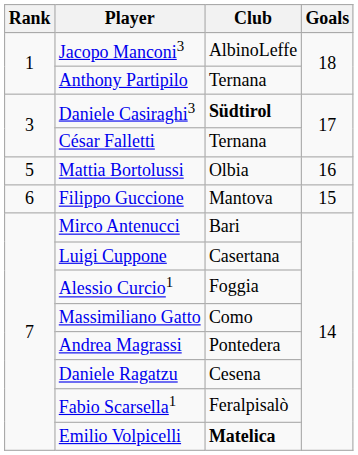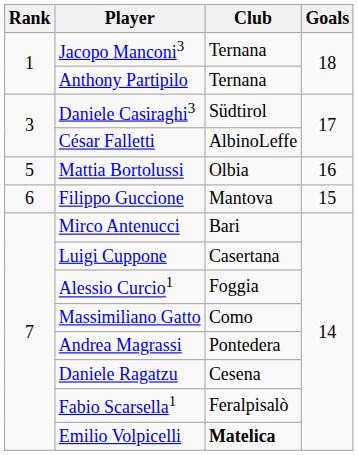(253, 49) AlbinoLeffe -> (238, 49) Ternana
(240, 111) bold -> (238, 111) normal
(238, 142) Ternana -> (253, 142) AlbinoLeffe
